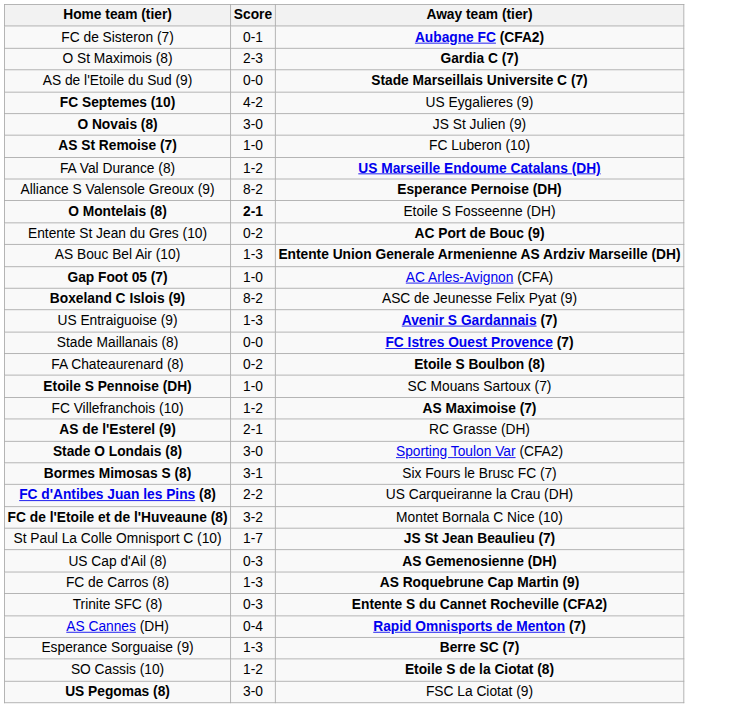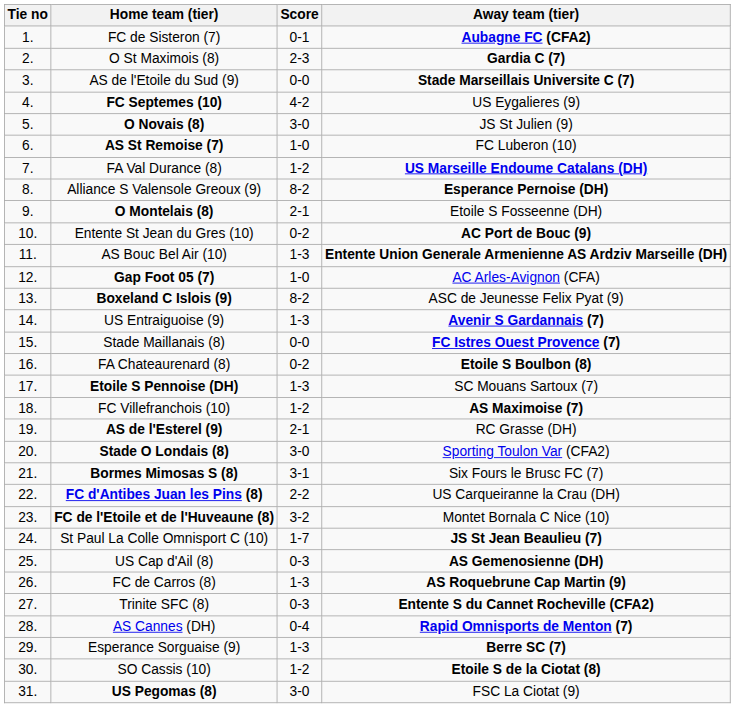+ column: (28, 15)
(253, 211) bold -> (300, 211) normal
(253, 386) 1-0 -> (300, 386) 1-3
